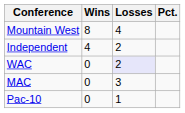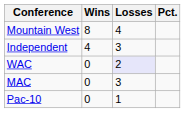(118, 47) 2 -> (118, 47) 3
